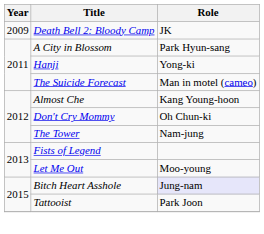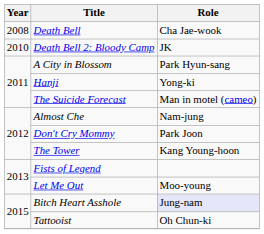+ row: (57, 30)
(18, 30) 2009 -> (18, 47) 2010
(199, 99) Kang Young-hoon -> (182, 116) Nam-jung
(185, 116) Oh Chun-ki -> (181, 133) Park Joon
(182, 133) Nam-jung -> (199, 151) Kang Young-hoon
(181, 202) Park Joon -> (185, 220) Oh Chun-ki
